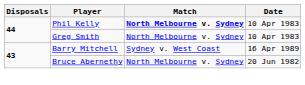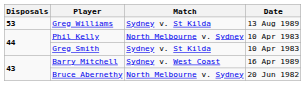+ row: (83, 23)
(185, 23) bold -> (185, 36) normal
(185, 36) North Melbourne v. Sydney -> (169, 49) Sydney v. St Kilda
